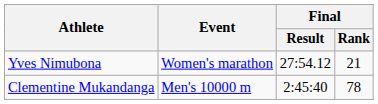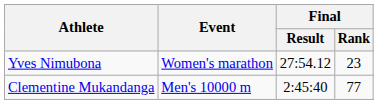(354, 63) 21 -> (354, 63) 23
(354, 87) 78 -> (354, 87) 77
